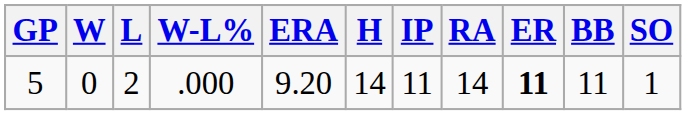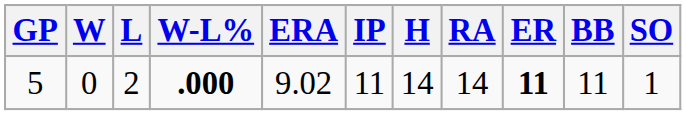columns swapped: (417, 30) <-> (369, 30)
(206, 82) normal -> (206, 82) bold
(304, 82) 9.20 -> (304, 82) 9.02
